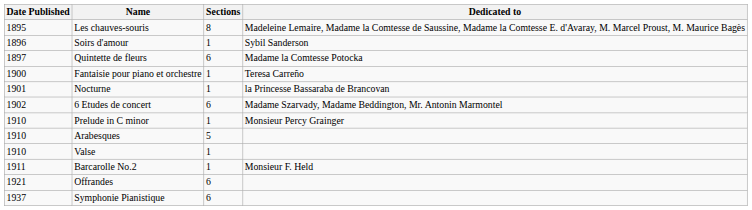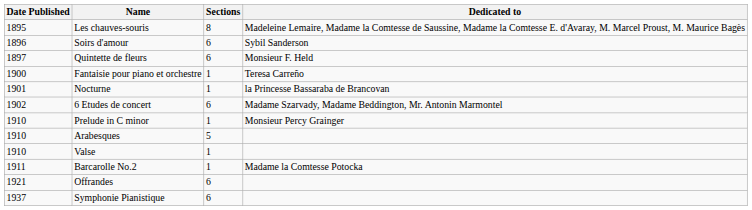(209, 43) 1 -> (209, 43) 6
(304, 58) Madame la Comtesse Potocka -> (279, 58) Monsieur F. Held
(279, 167) Monsieur F. Held -> (304, 167) Madame la Comtesse Potocka
